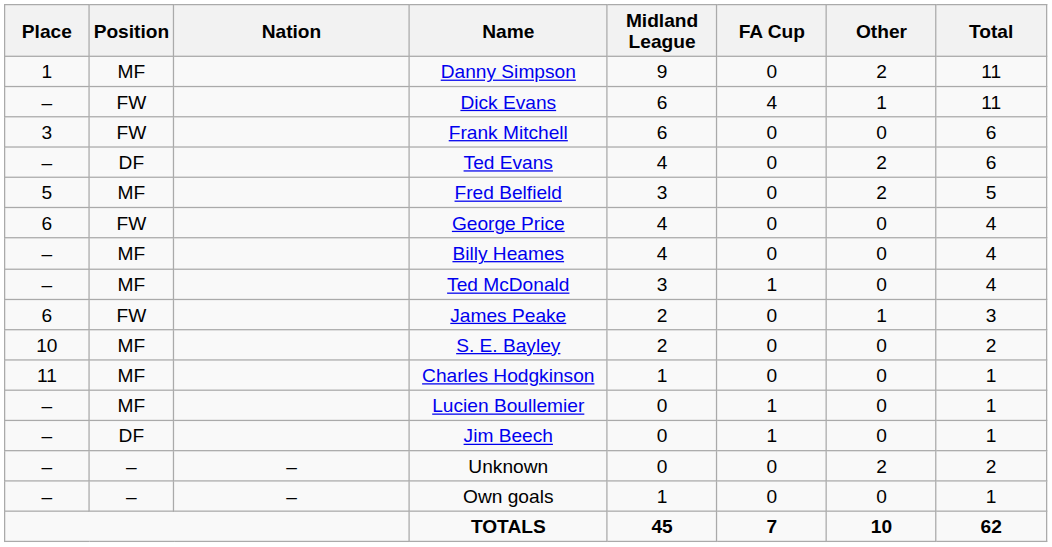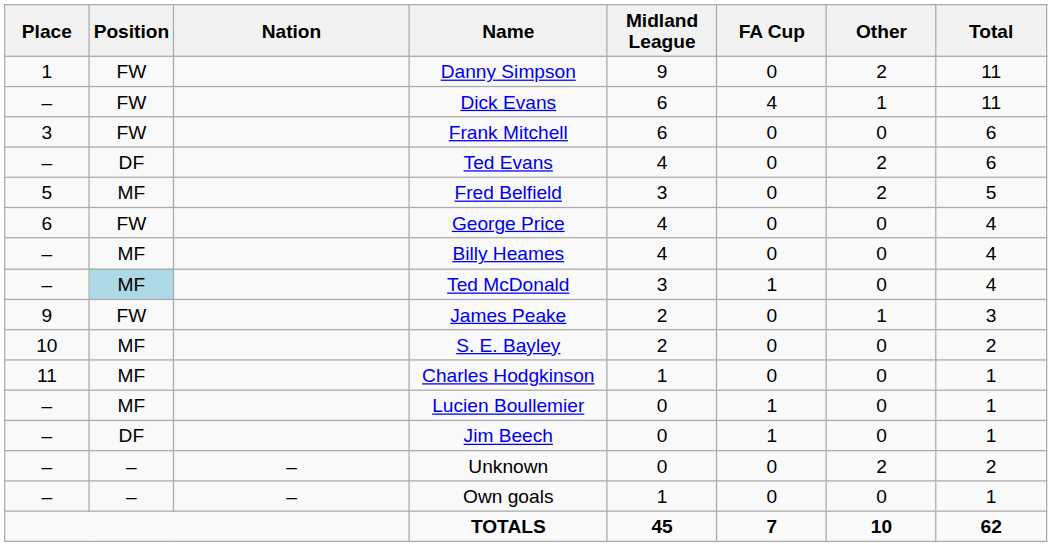(131, 72) MF -> (131, 72) FW
(131, 284) no background -> (131, 284) lightblue background
(47, 314) 6 -> (47, 314) 9
